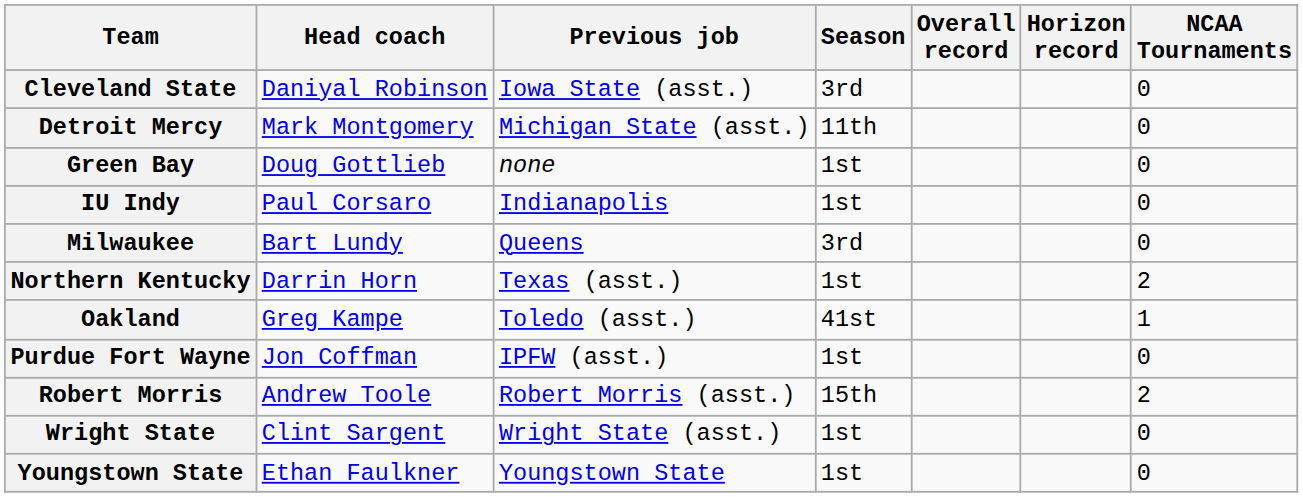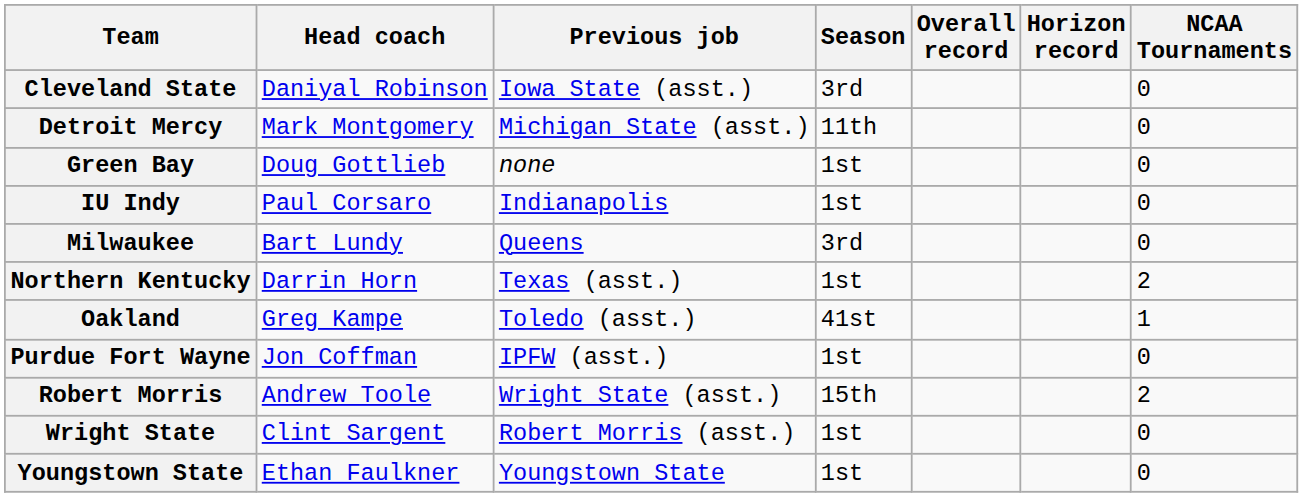(647, 396) Robert Morris (asst.) -> (640, 396) Wright State (asst.)
(640, 435) Wright State (asst.) -> (647, 435) Robert Morris (asst.)
